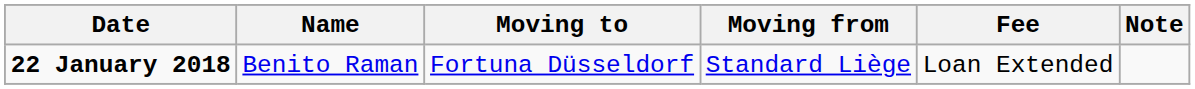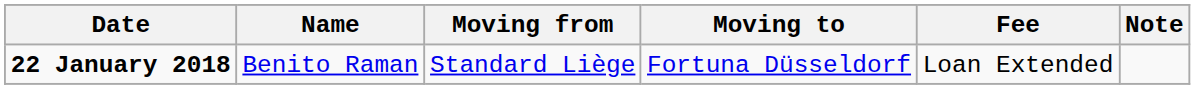columns swapped: (808, 25) <-> (562, 25)
